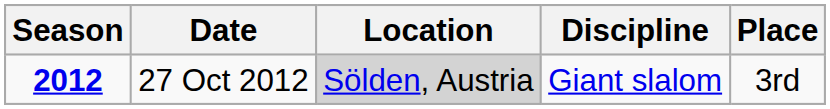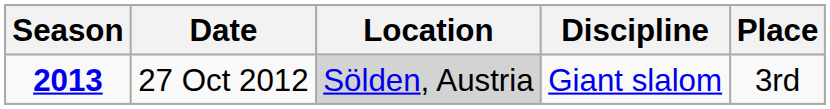(68, 80) 2012 -> (68, 80) 2013
